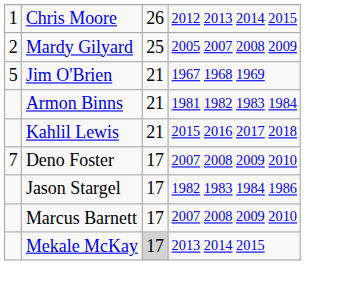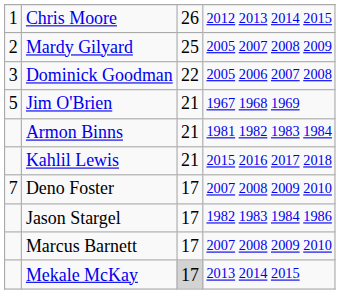+ row: (99, 75)
